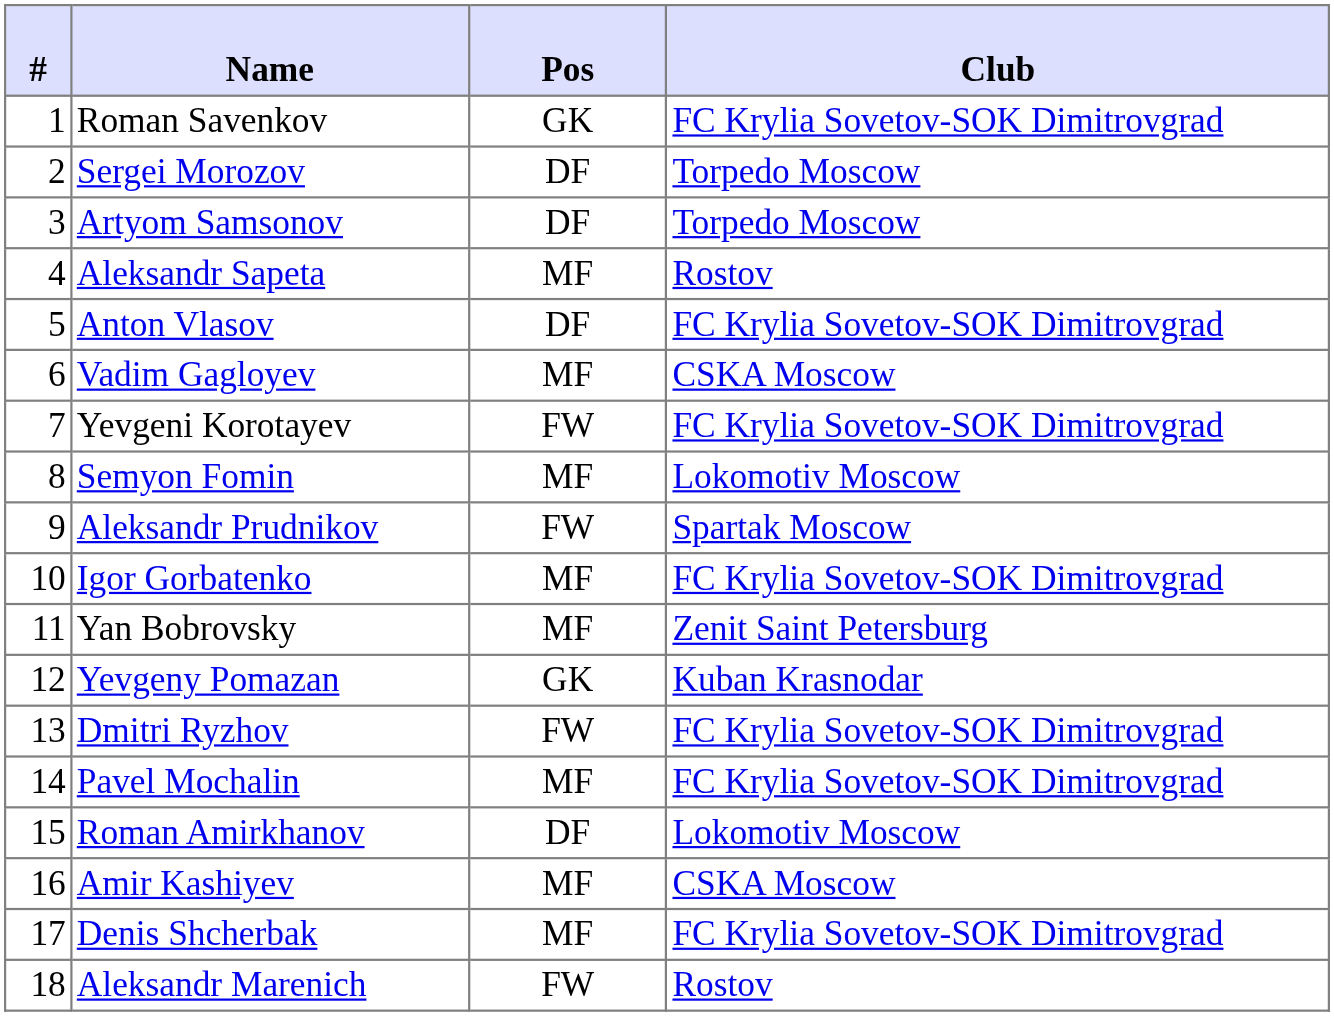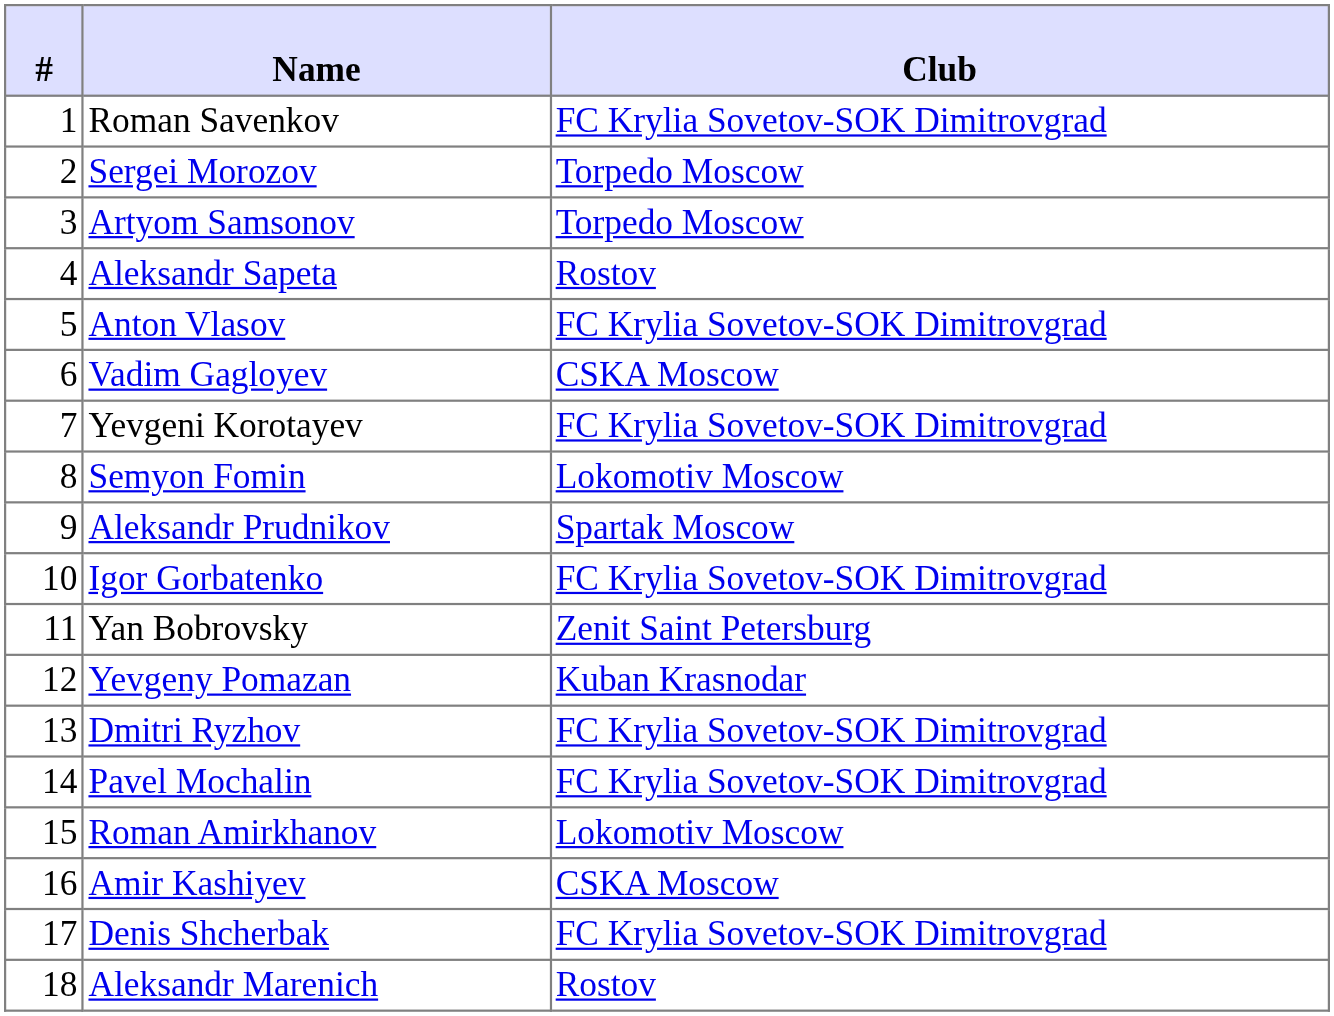- column: (568, 69)
